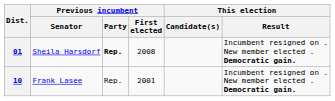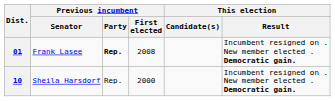(66, 52) Sheila Harsdorf -> (57, 52) Frank Lasee
(57, 81) Frank Lasee -> (66, 81) Sheila Harsdorf
(146, 81) 2001 -> (146, 81) 2000
